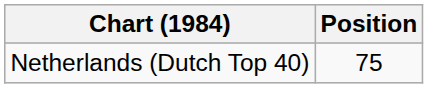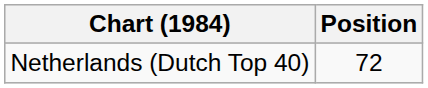(369, 62) 75 -> (369, 62) 72
